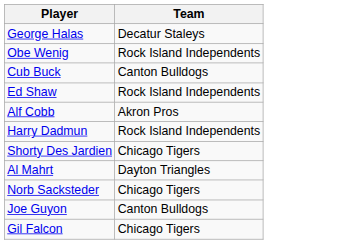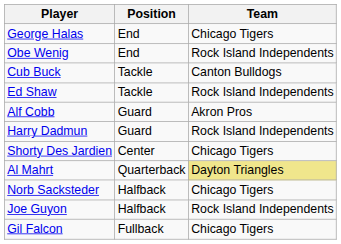+ column: (152, 14)
(161, 33) Decatur Staleys -> (232, 33) Chicago Tigers
(164, 170) no background -> (237, 170) khaki background
(163, 209) Canton Bulldogs -> (262, 209) Rock Island Independents
